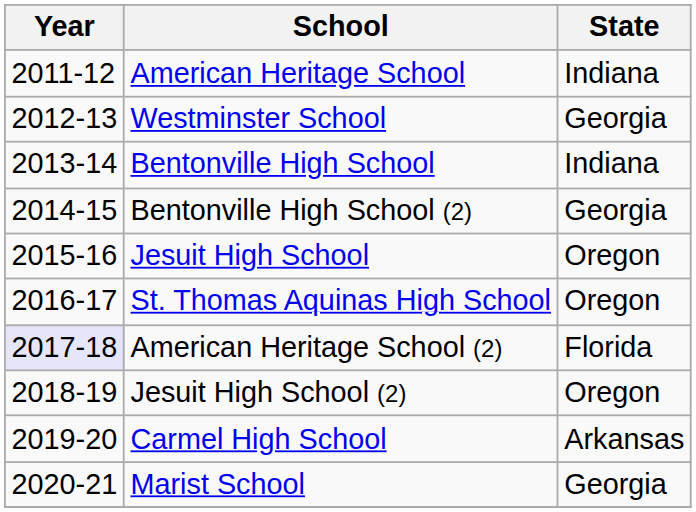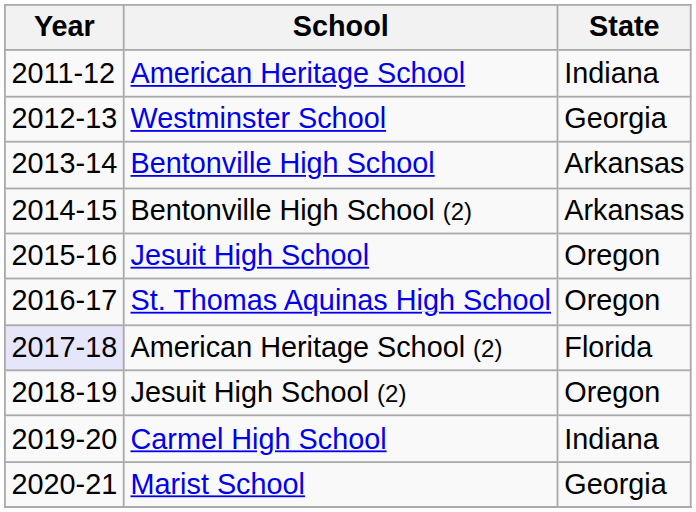(612, 164) Indiana -> (624, 164) Arkansas
(616, 210) Georgia -> (624, 210) Arkansas
(624, 438) Arkansas -> (612, 438) Indiana
